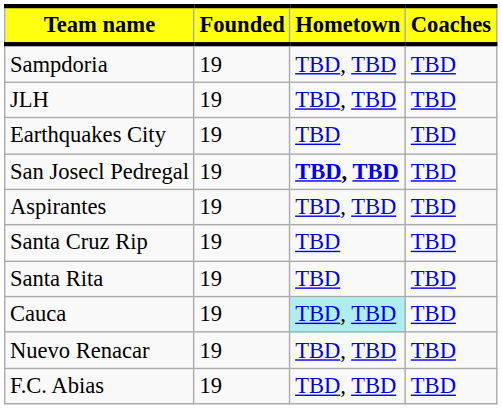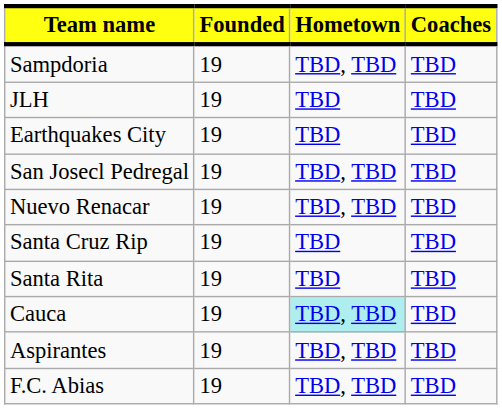(346, 99) TBD, TBD -> (318, 99) TBD
(347, 171) bold -> (346, 171) normal
rows swapped: (80, 350) <-> (58, 206)
